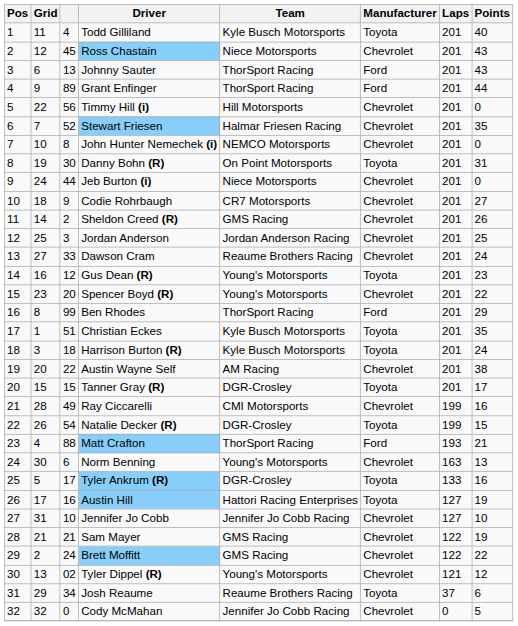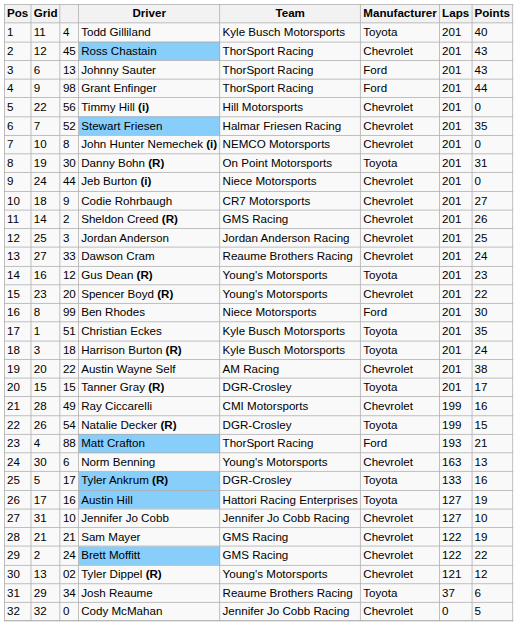(270, 50) Niece Motorsports -> (268, 50) ThorSport Racing
(69, 88) 89 -> (69, 88) 98
(268, 312) ThorSport Racing -> (270, 312) Niece Motorsports
(481, 312) 29 -> (481, 312) 30
